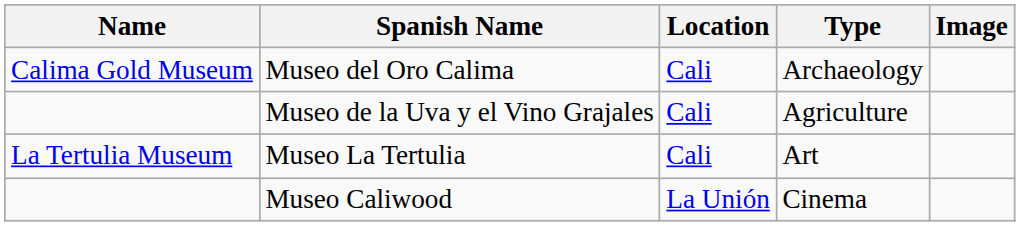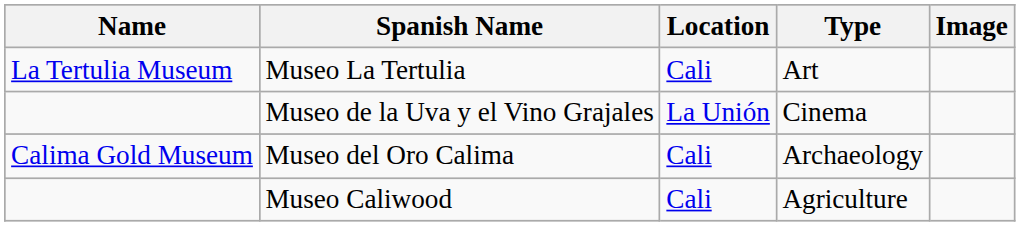rows swapped: (390, 69) <-> (365, 155)
(689, 112) Cali -> (718, 112) La Unión
(845, 112) Agriculture -> (825, 112) Cinema
(718, 198) La Unión -> (689, 198) Cali
(825, 198) Cinema -> (845, 198) Agriculture
